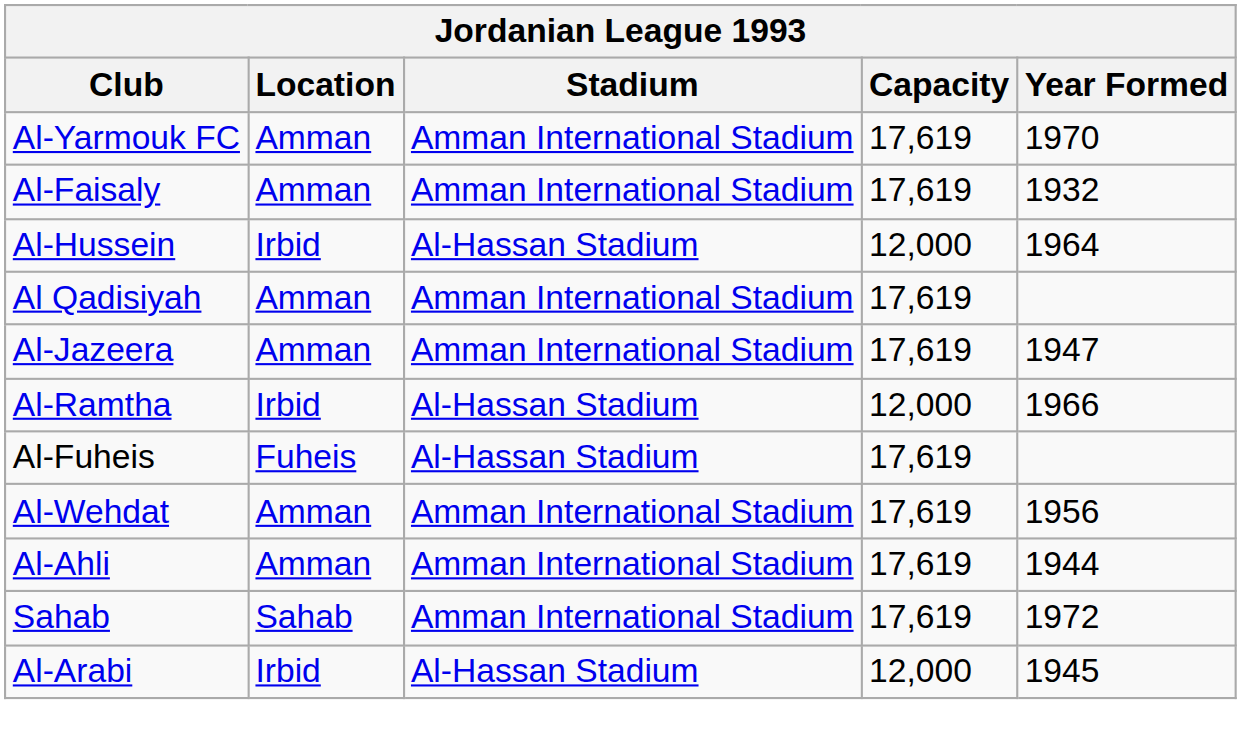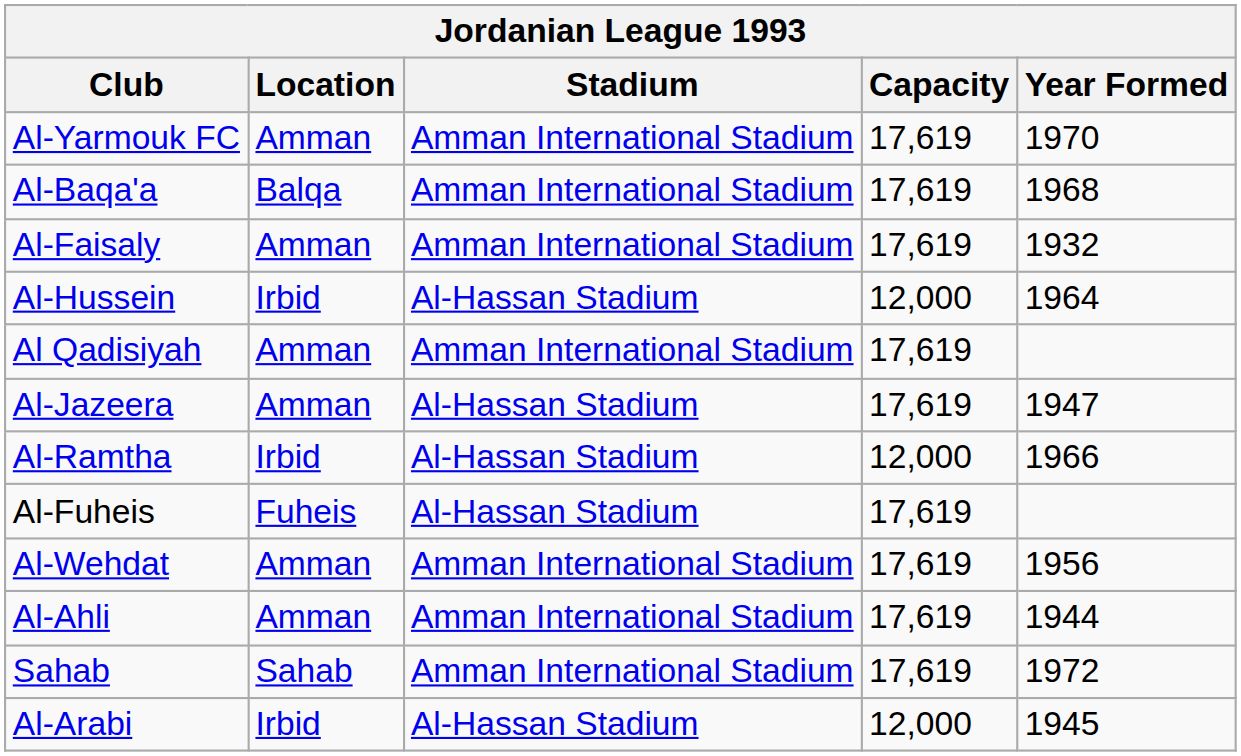+ row: (85, 191)
(632, 350) Amman International Stadium -> (555, 404) Al-Hassan Stadium
